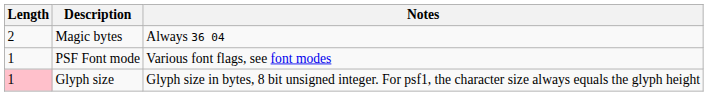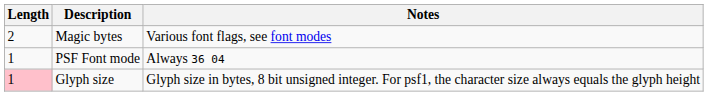(185, 36) Always 36 04 -> (239, 36) Various font flags, see font modes
(239, 58) Various font flags, see font modes -> (185, 58) Always 36 04
